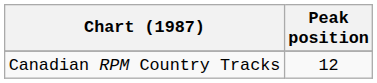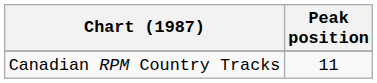(329, 65) 12 -> (329, 65) 11
